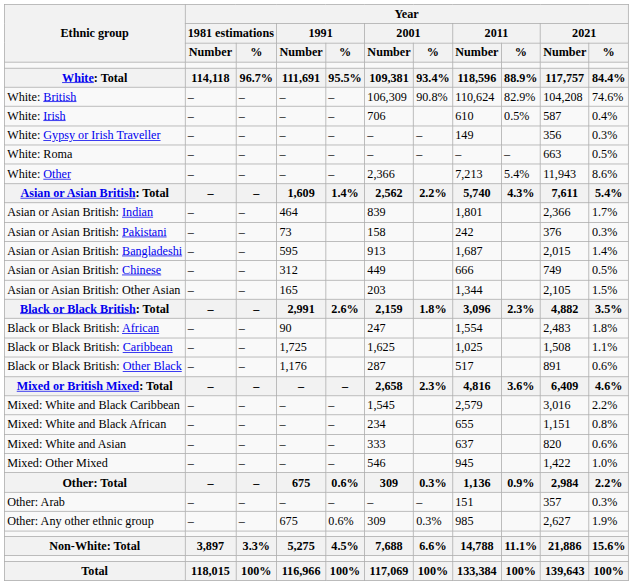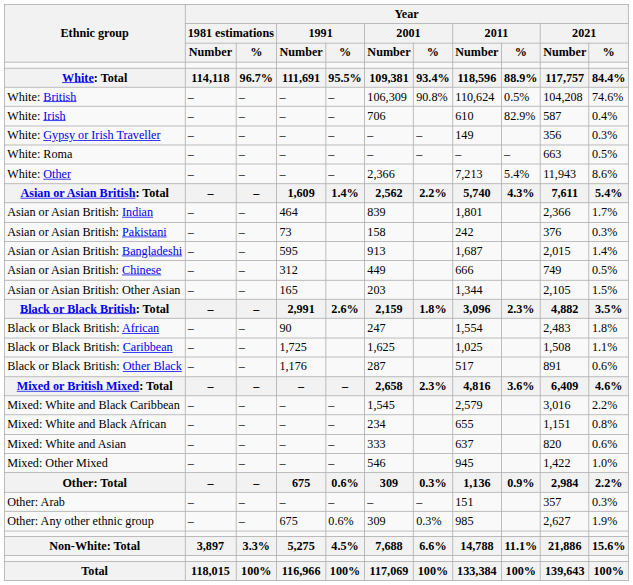(520, 96) 82.9% -> (517, 96) 0.5%
(517, 116) 0.5% -> (520, 116) 82.9%
